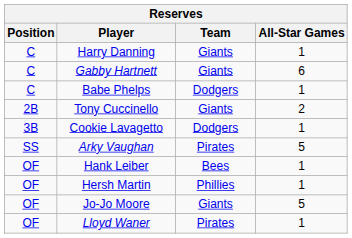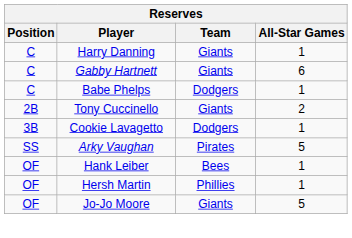- row: (116, 223)
